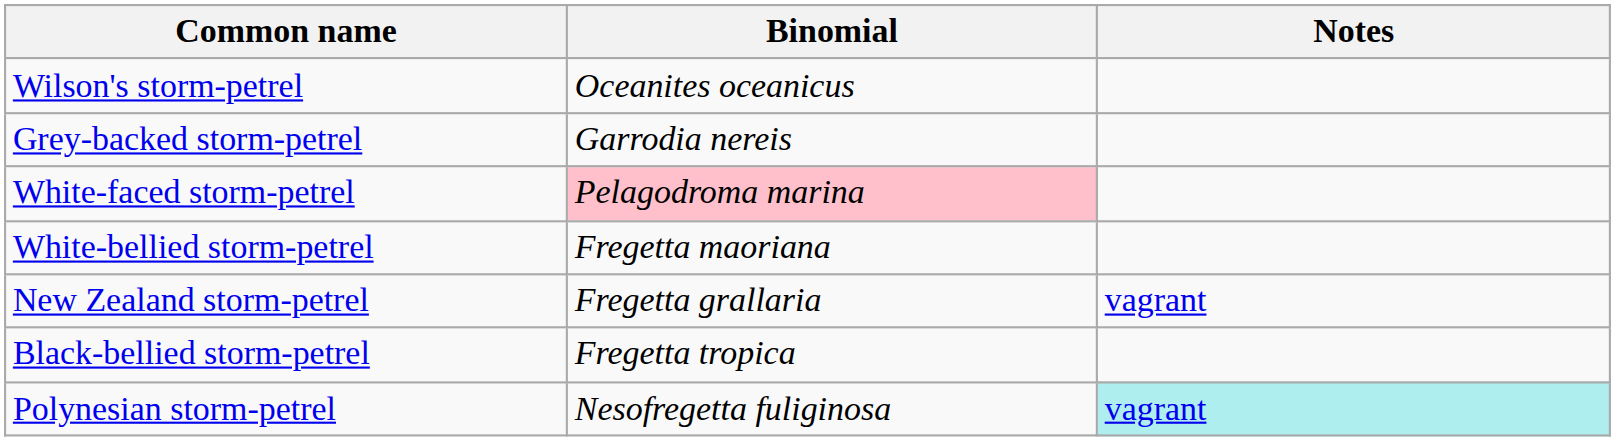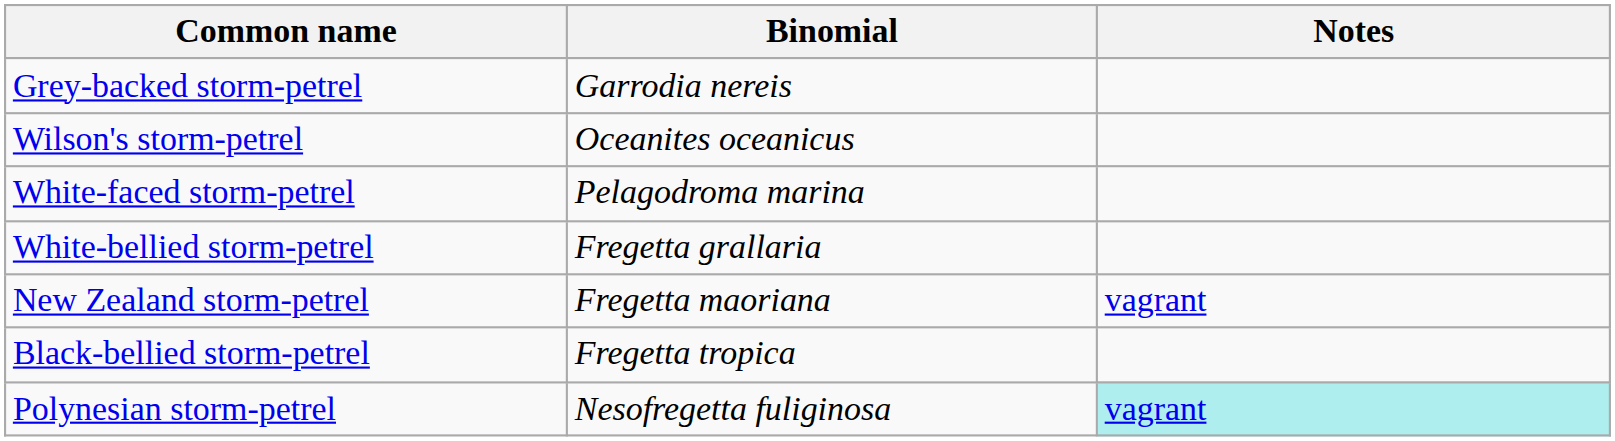rows swapped: (158, 85) <-> (188, 138)
(720, 192) pink background -> (720, 192) no background
(703, 246) Fregetta maoriana -> (698, 246) Fregetta grallaria
(698, 300) Fregetta grallaria -> (703, 300) Fregetta maoriana
